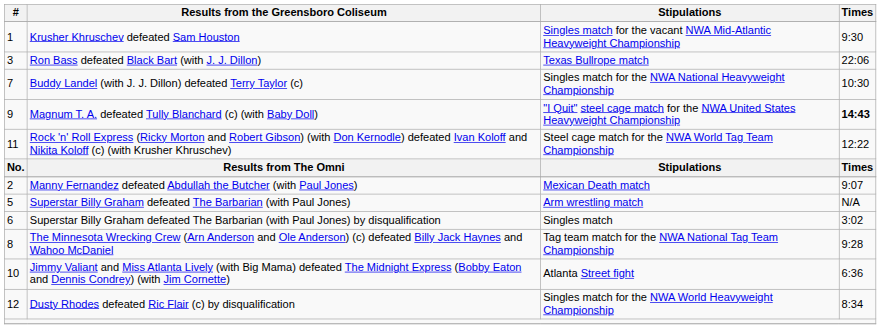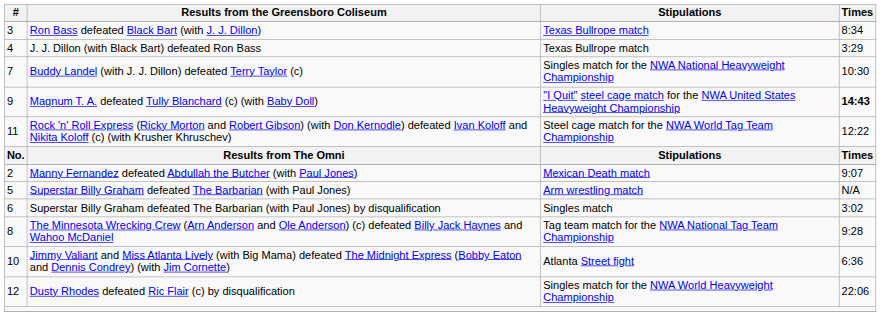- row: (135, 36)
(855, 60) 22:06 -> (852, 30) 8:34
+ row: (145, 48)
(852, 304) 8:34 -> (855, 291) 22:06
